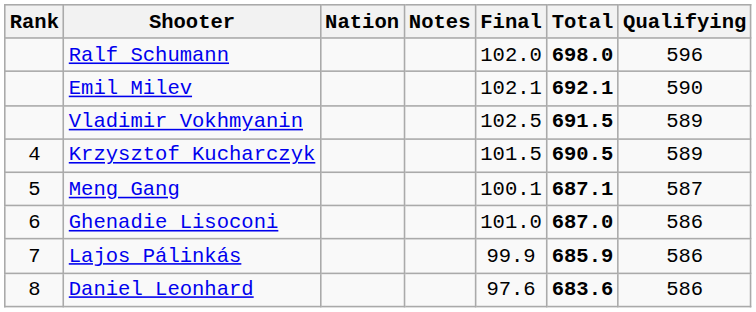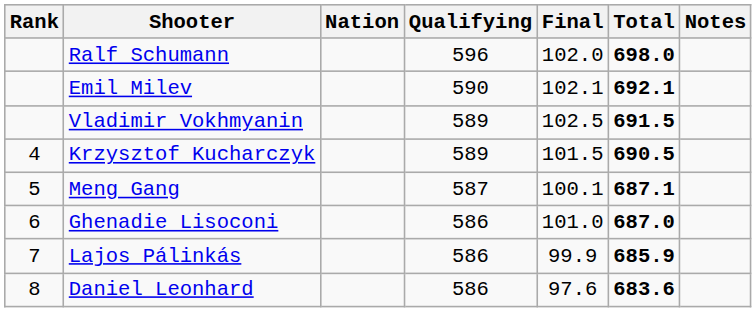columns swapped: (685, 22) <-> (440, 22)
